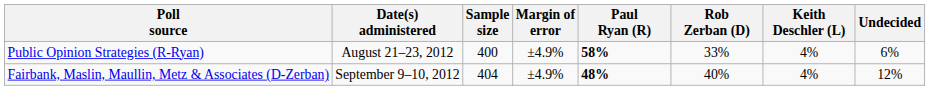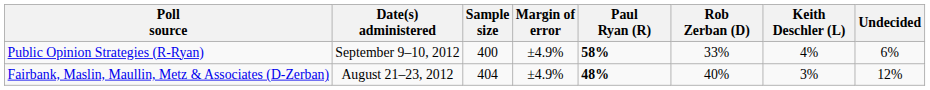(397, 52) August 21–23, 2012 -> (397, 52) September 9–10, 2012
(397, 74) September 9–10, 2012 -> (397, 74) August 21–23, 2012
(809, 74) 4% -> (809, 74) 3%
